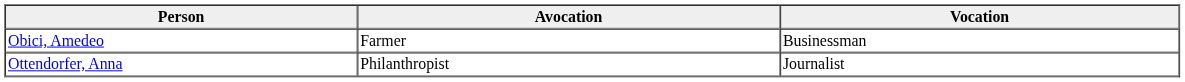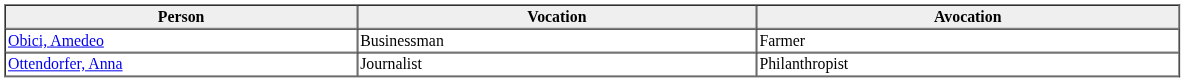columns swapped: (569, 16) <-> (980, 16)
